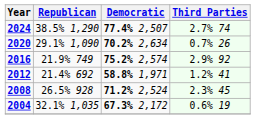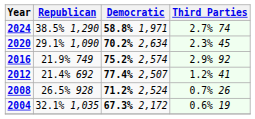(136, 28) 77.4% 2,507 -> (136, 28) 58.8% 1,971
(210, 44) 0.7% 26 -> (210, 44) 2.3% 45
(136, 75) 58.8% 1,971 -> (136, 75) 77.4% 2,507
(210, 91) 2.3% 45 -> (210, 91) 0.7% 26
